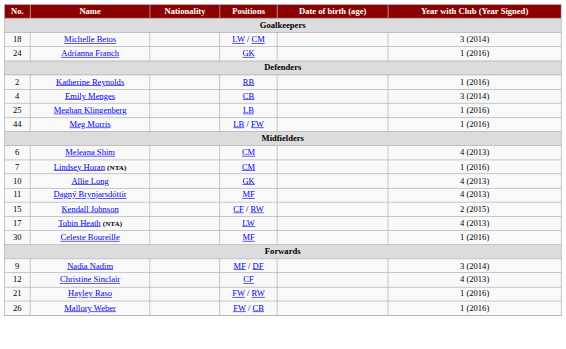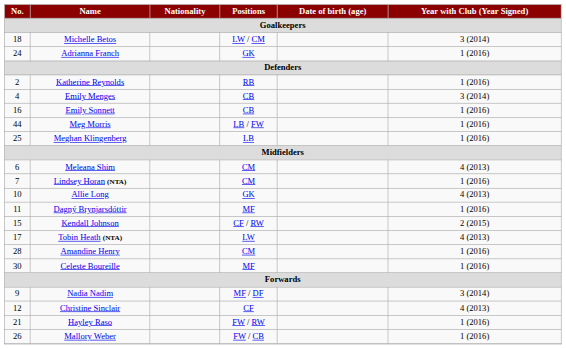+ row: (90, 110)
rows swapped: (90, 110) <-> (90, 124)
(475, 194) 4 (2013) -> (475, 209) 1 (2016)
+ row: (90, 251)
